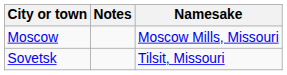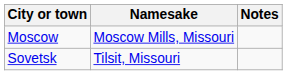columns swapped: (208, 15) <-> (113, 15)
